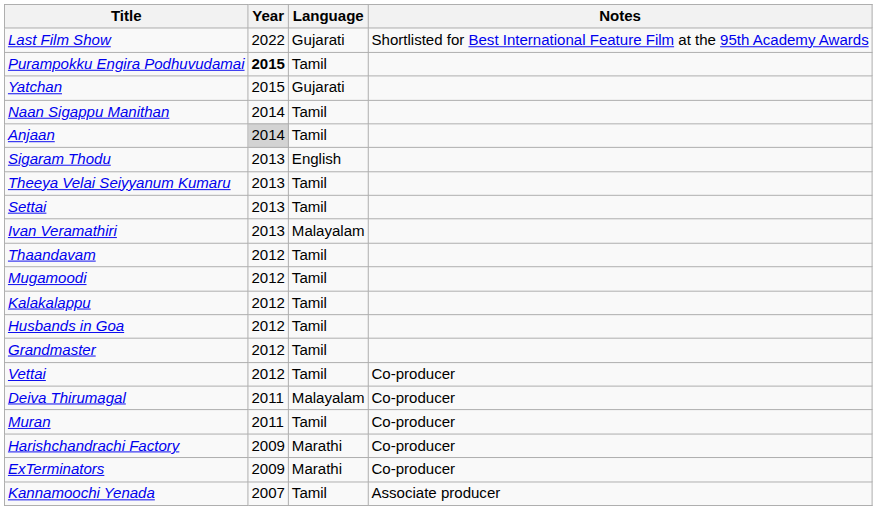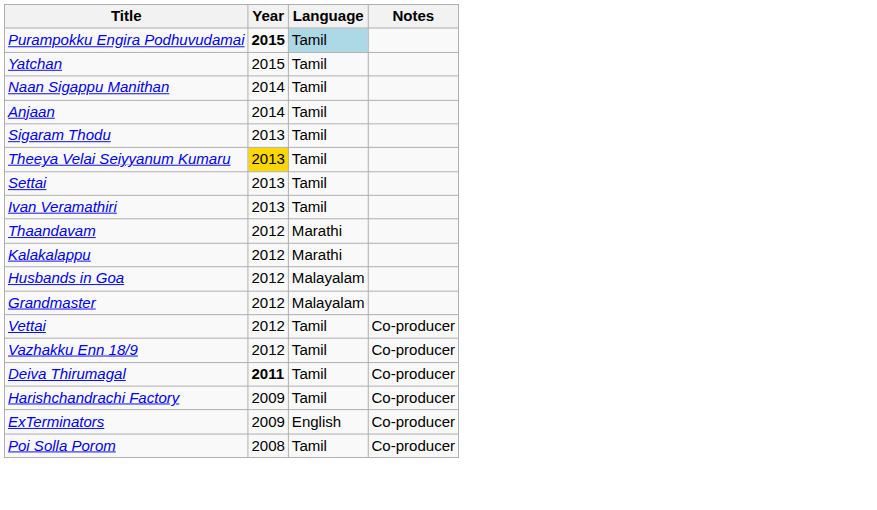- row: (59, 40)
(309, 64) no background -> (309, 40) lightblue background
(318, 87) Gujarati -> (309, 64) Tamil
(268, 135) lightgrey background -> (268, 111) no background
(317, 159) English -> (309, 135) Tamil
(268, 183) no background -> (268, 159) gold background
(328, 231) Malayalam -> (309, 207) Tamil
(309, 254) Tamil -> (317, 231) Marathi
- row: (47, 278)
(309, 302) Tamil -> (317, 254) Marathi
(309, 326) Tamil -> (328, 278) Malayalam
(309, 350) Tamil -> (328, 302) Malayalam
+ row: (73, 350)
(268, 398) normal -> (268, 374) bold
(328, 398) Malayalam -> (309, 374) Tamil
- row: (29, 421)
(317, 445) Marathi -> (309, 398) Tamil
(317, 469) Marathi -> (317, 421) English
+ row: (62, 445)
- row: (81, 493)
